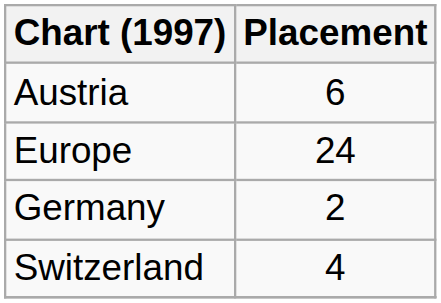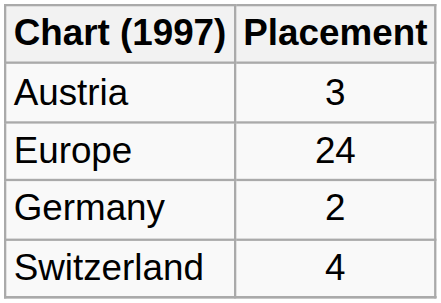(335, 92) 6 -> (335, 92) 3
